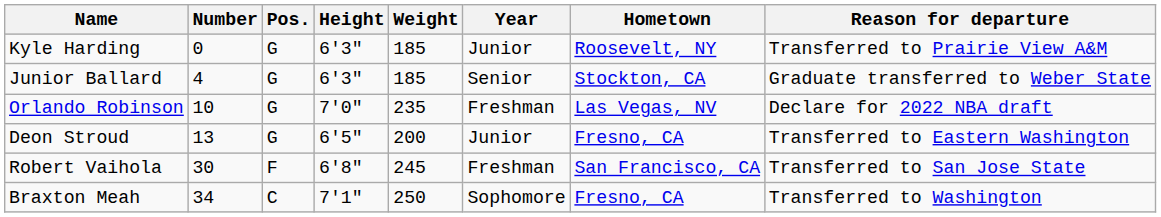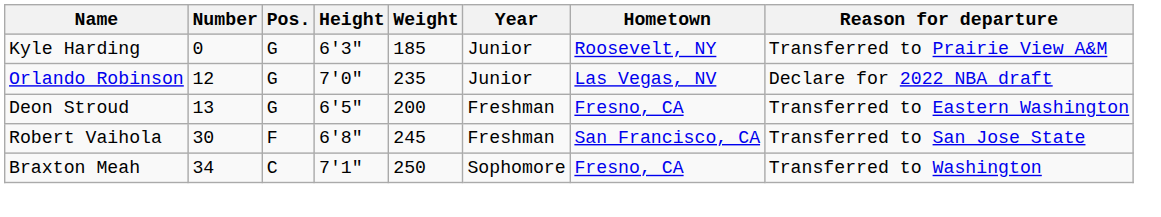- row: (85, 79)
(203, 109) 10 -> (203, 79) 12
(511, 109) Freshman -> (500, 79) Junior
(500, 138) Junior -> (511, 109) Freshman
